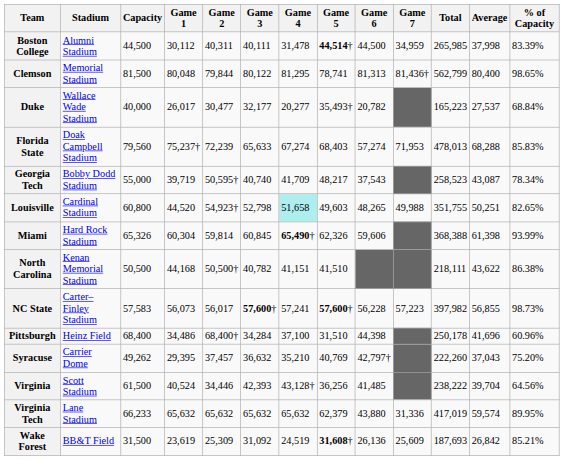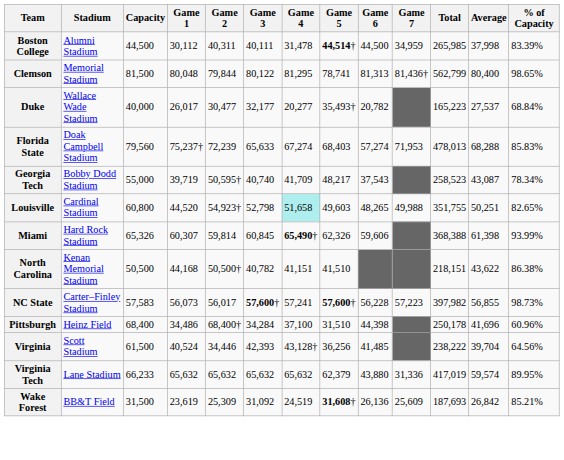(181, 235) 60,304 -> (184, 235) 60,307
(450, 269) 218,111 -> (450, 269) 218,151
- row: (32, 358)
